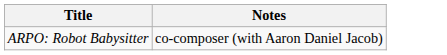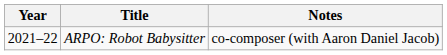+ column: (33, 15)
